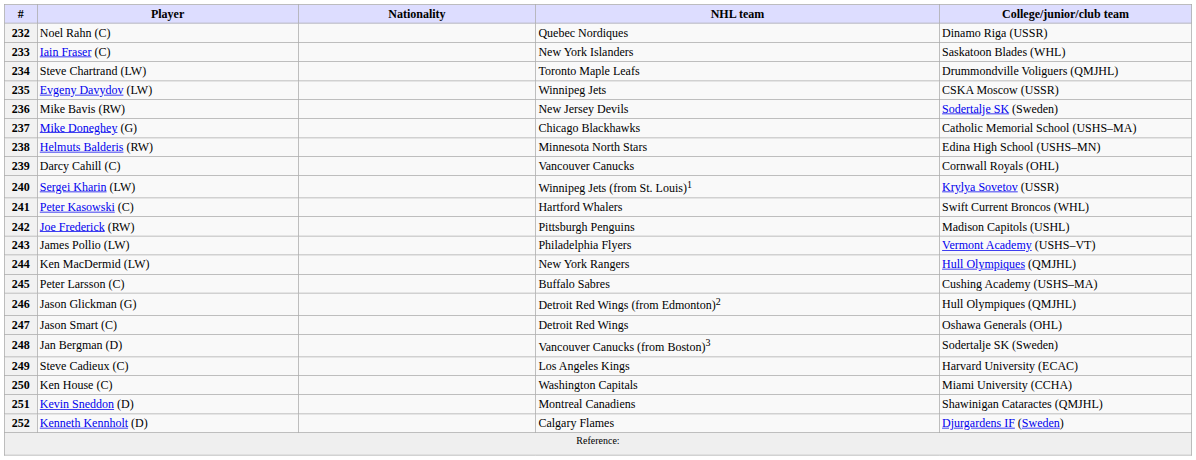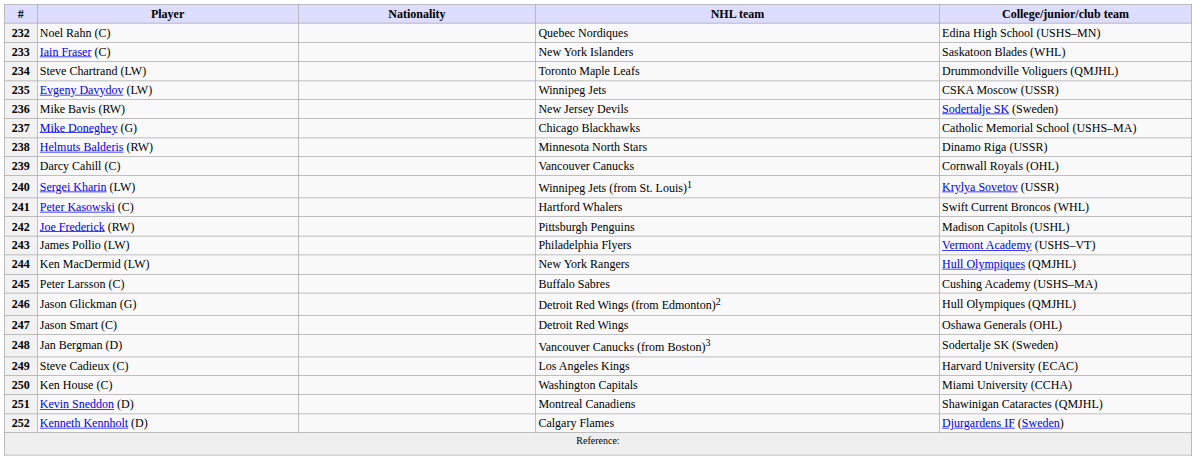(995, 33) Dinamo Riga (USSR) -> (1021, 33) Edina High School (USHS–MN)
(1021, 147) Edina High School (USHS–MN) -> (995, 147) Dinamo Riga (USSR)
